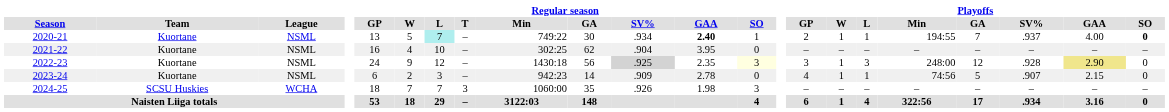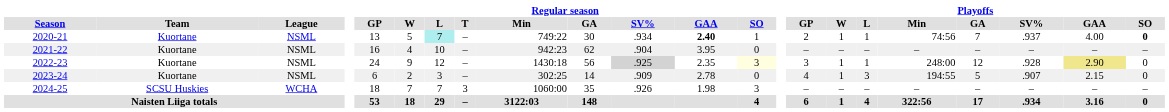(941, 36) 194:55 -> (944, 36) 74:56
(553, 49) 302:25 -> (553, 49) 942:23
(867, 62) 3 -> (867, 62) 1
(553, 75) 942:23 -> (553, 75) 302:25
(867, 75) 1 -> (867, 75) 3
(944, 75) 74:56 -> (941, 75) 194:55
